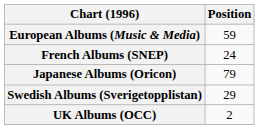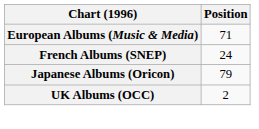(229, 34) 59 -> (226, 34) 71
- row: (105, 94)
